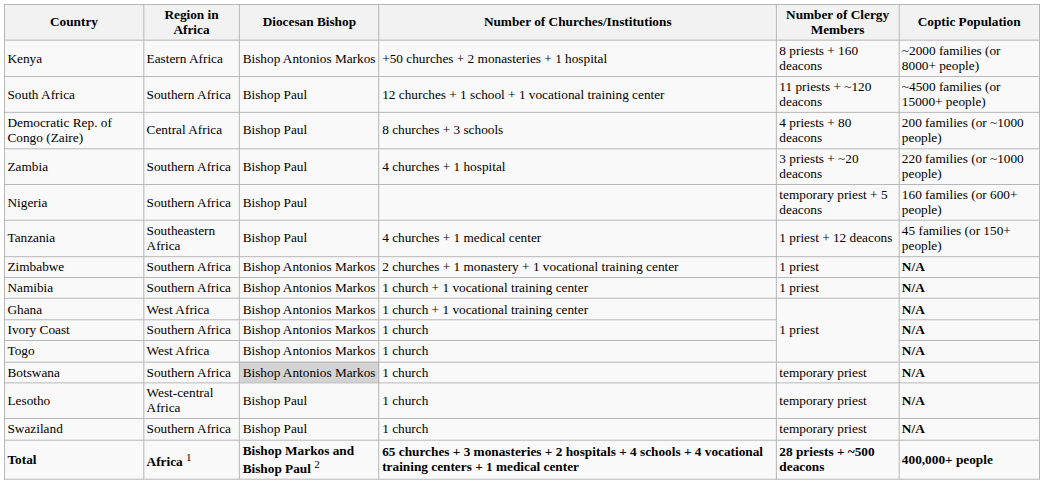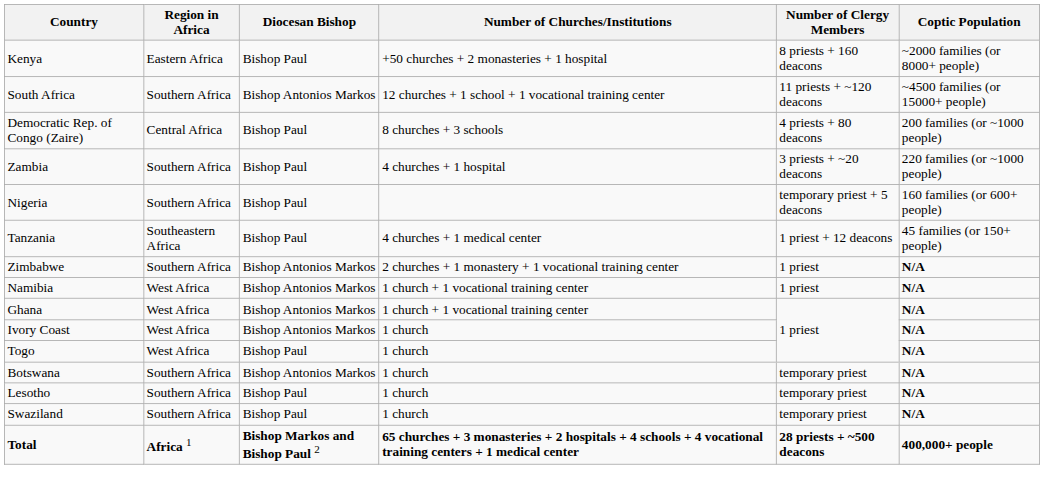(309, 58) Bishop Antonios Markos -> (275, 58) Bishop Paul
(275, 94) Bishop Paul -> (309, 94) Bishop Antonios Markos
(189, 288) Southern Africa -> (178, 288) West Africa
(189, 330) Southern Africa -> (178, 330) West Africa
(309, 351) Bishop Antonios Markos -> (275, 351) Bishop Paul
(309, 372) lightgrey background -> (309, 372) no background
(180, 400) West-central Africa -> (189, 393) Southern Africa
